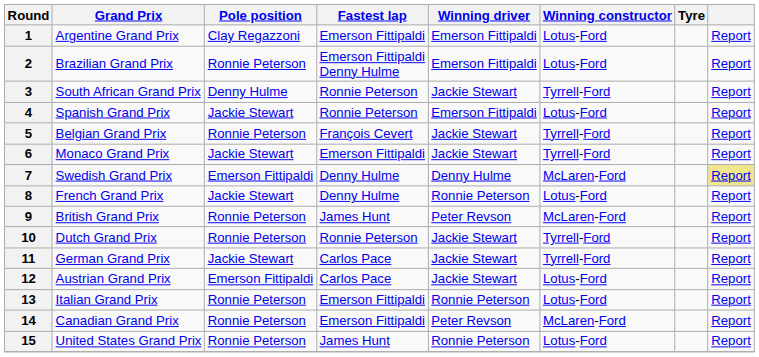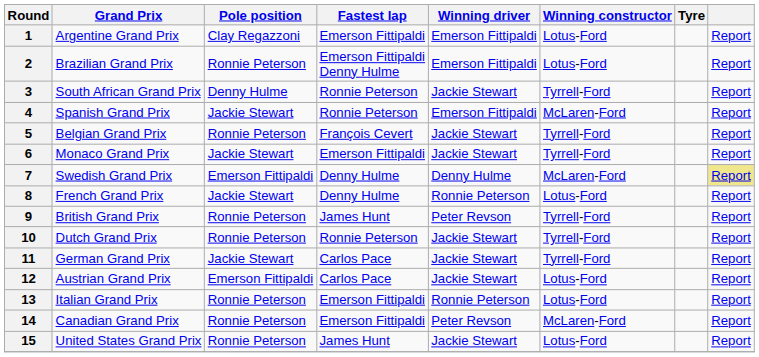(575, 112) Lotus-Ford -> (584, 112) McLaren-Ford
(584, 216) McLaren-Ford -> (577, 216) Tyrrell-Ford
(480, 341) Ronnie Peterson -> (474, 341) Jackie Stewart
